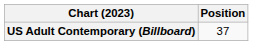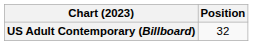(223, 31) 37 -> (223, 31) 32
